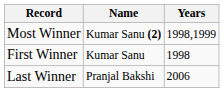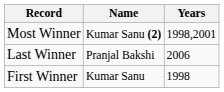(191, 33) 1998,1999 -> (191, 33) 1998,2001
rows swapped: (42, 55) <-> (41, 76)
